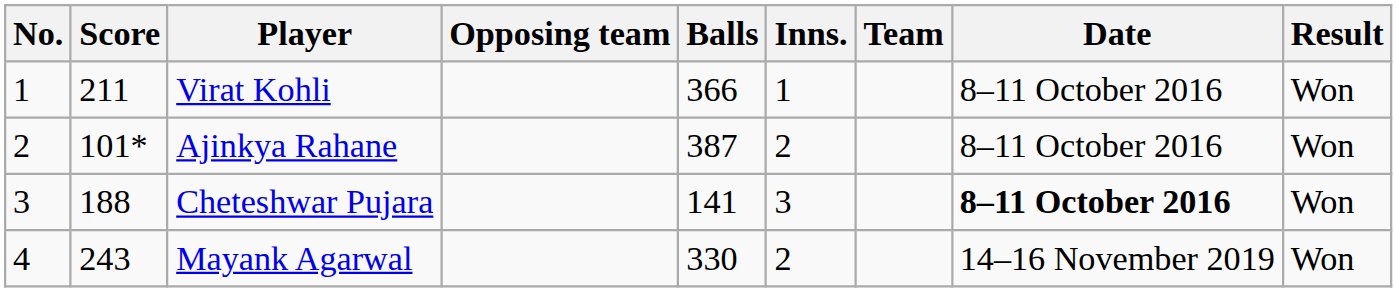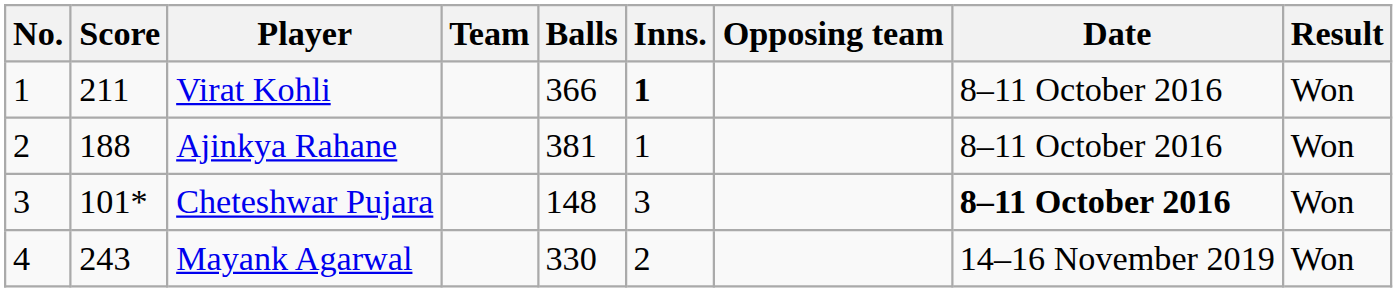columns swapped: (904, 32) <-> (560, 32)
(783, 89) normal -> (642, 89) bold
(113, 145) 101* -> (105, 145) 188
(712, 145) 387 -> (571, 145) 381
(783, 145) 2 -> (642, 145) 1
(105, 202) 188 -> (113, 202) 101*
(712, 202) 141 -> (571, 202) 148
